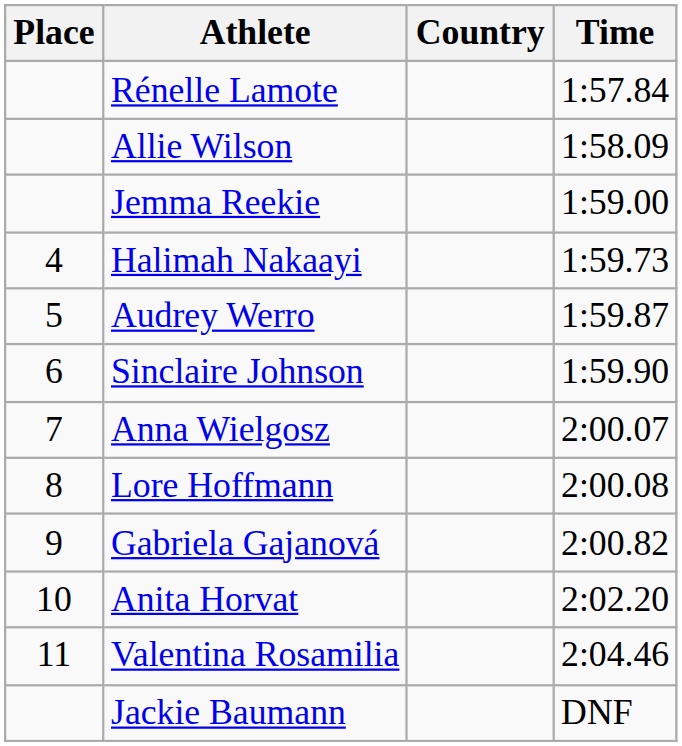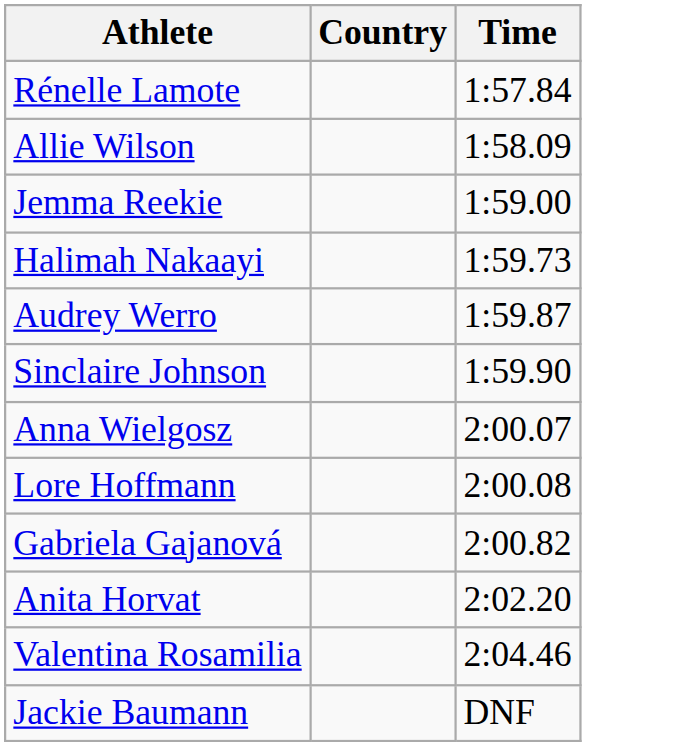- column: (54, 32)
